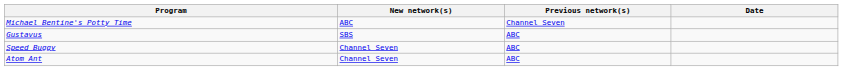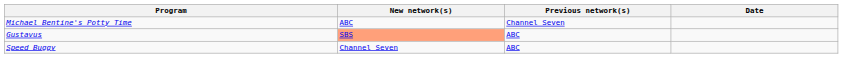(346, 35) no background -> (346, 35) lightsalmon background
- row: (24, 60)
